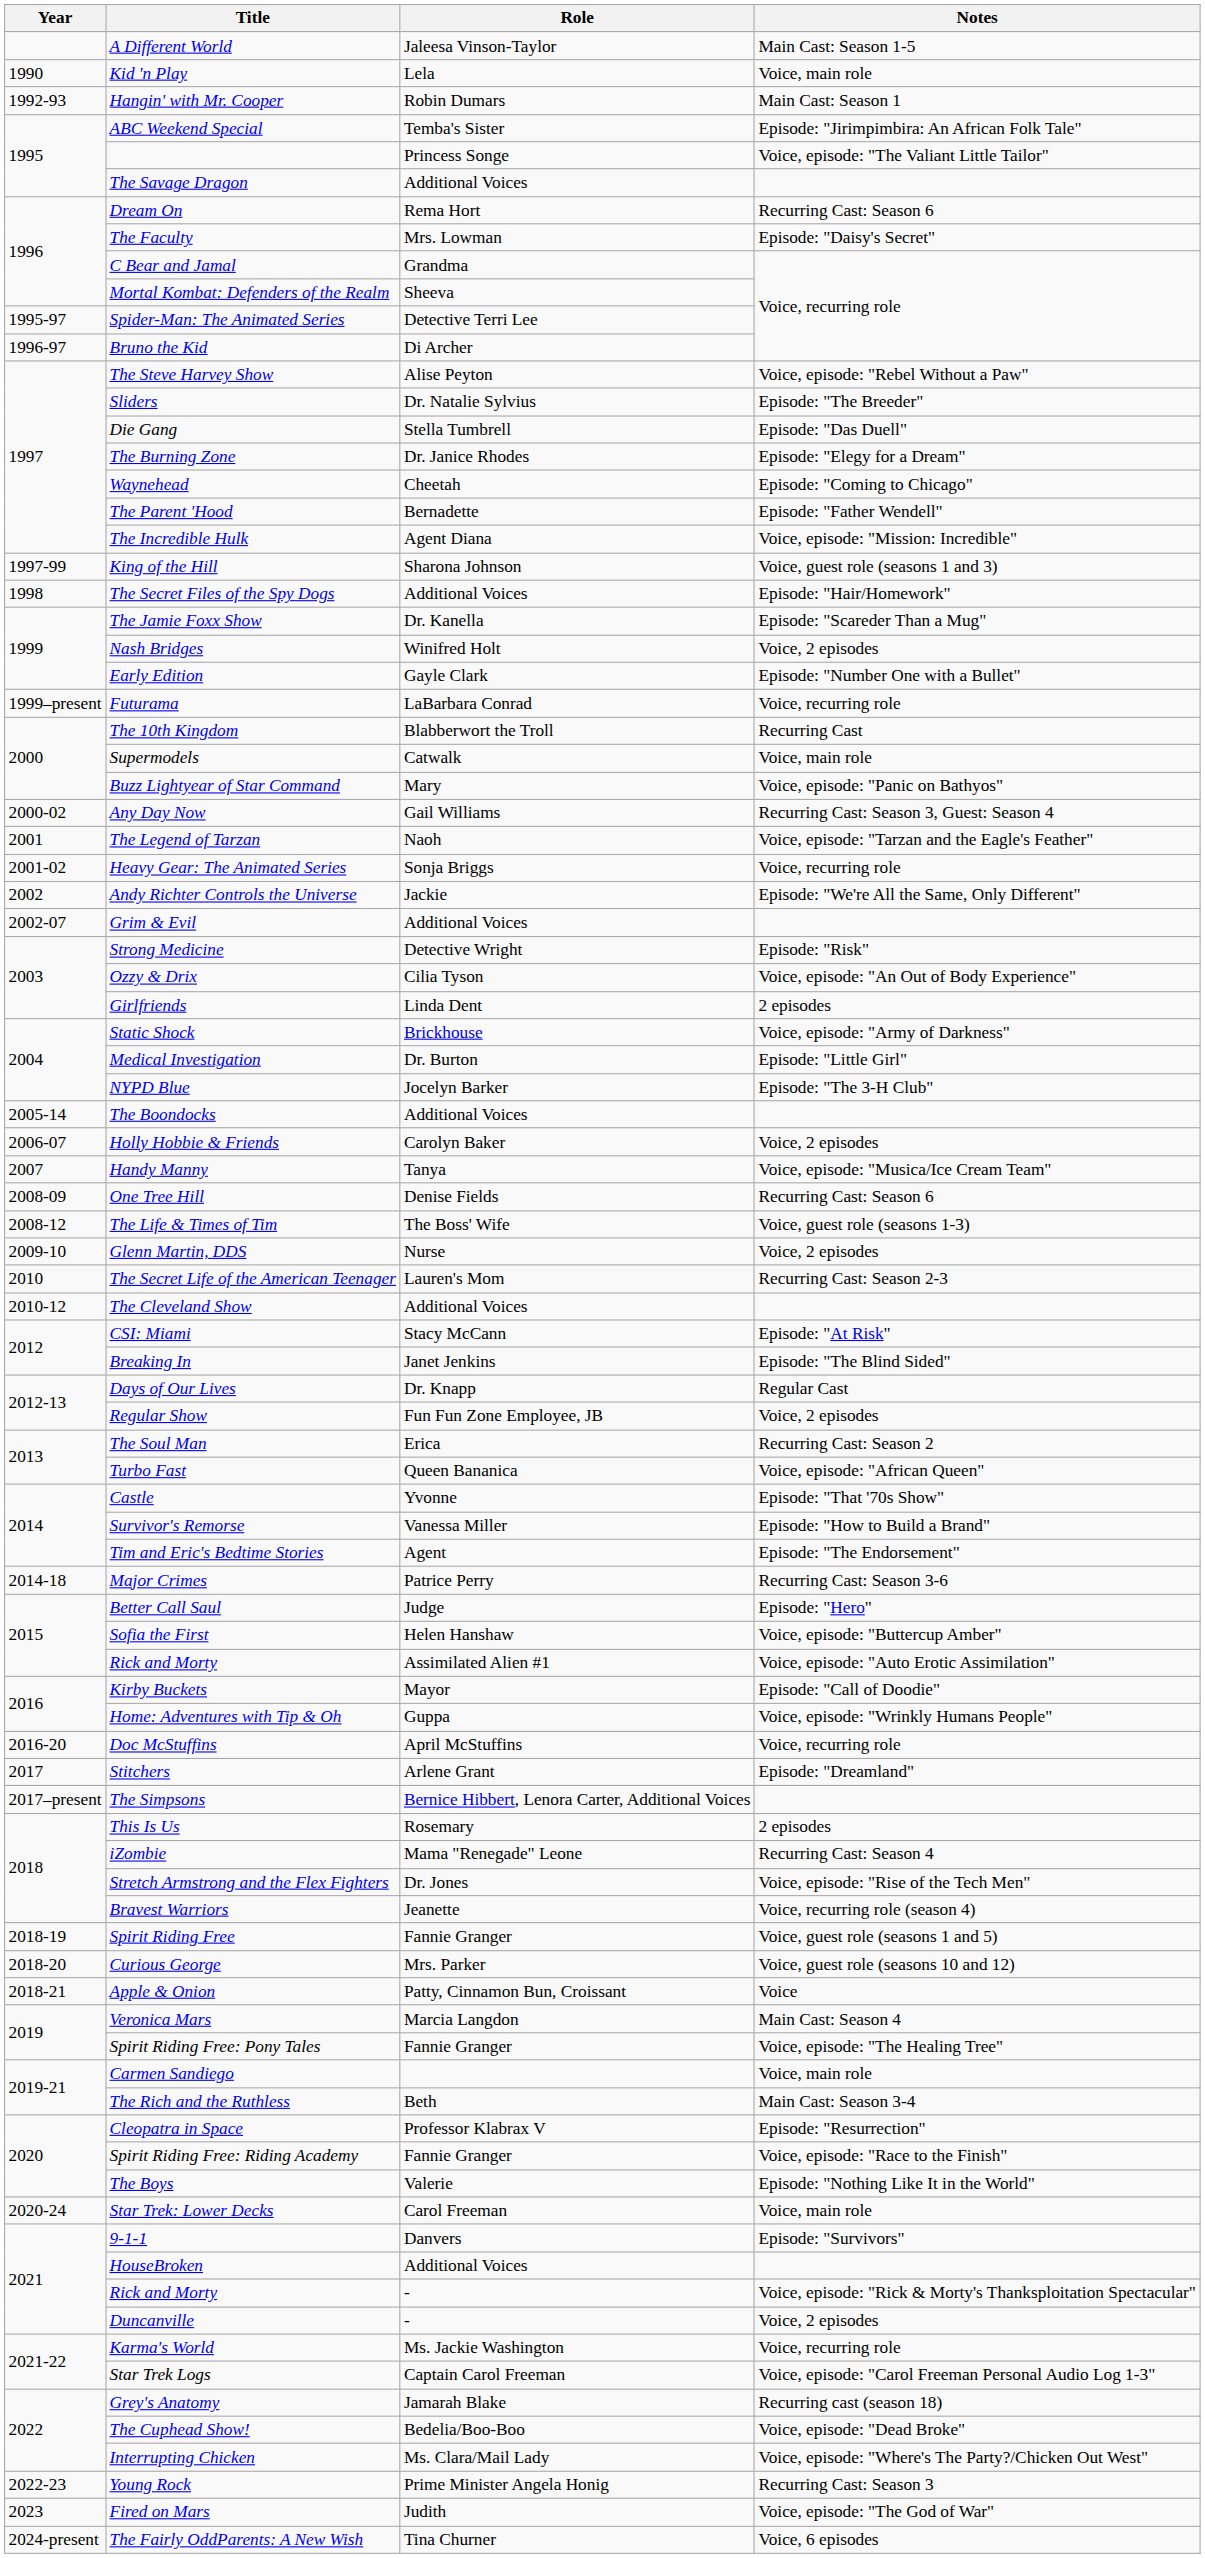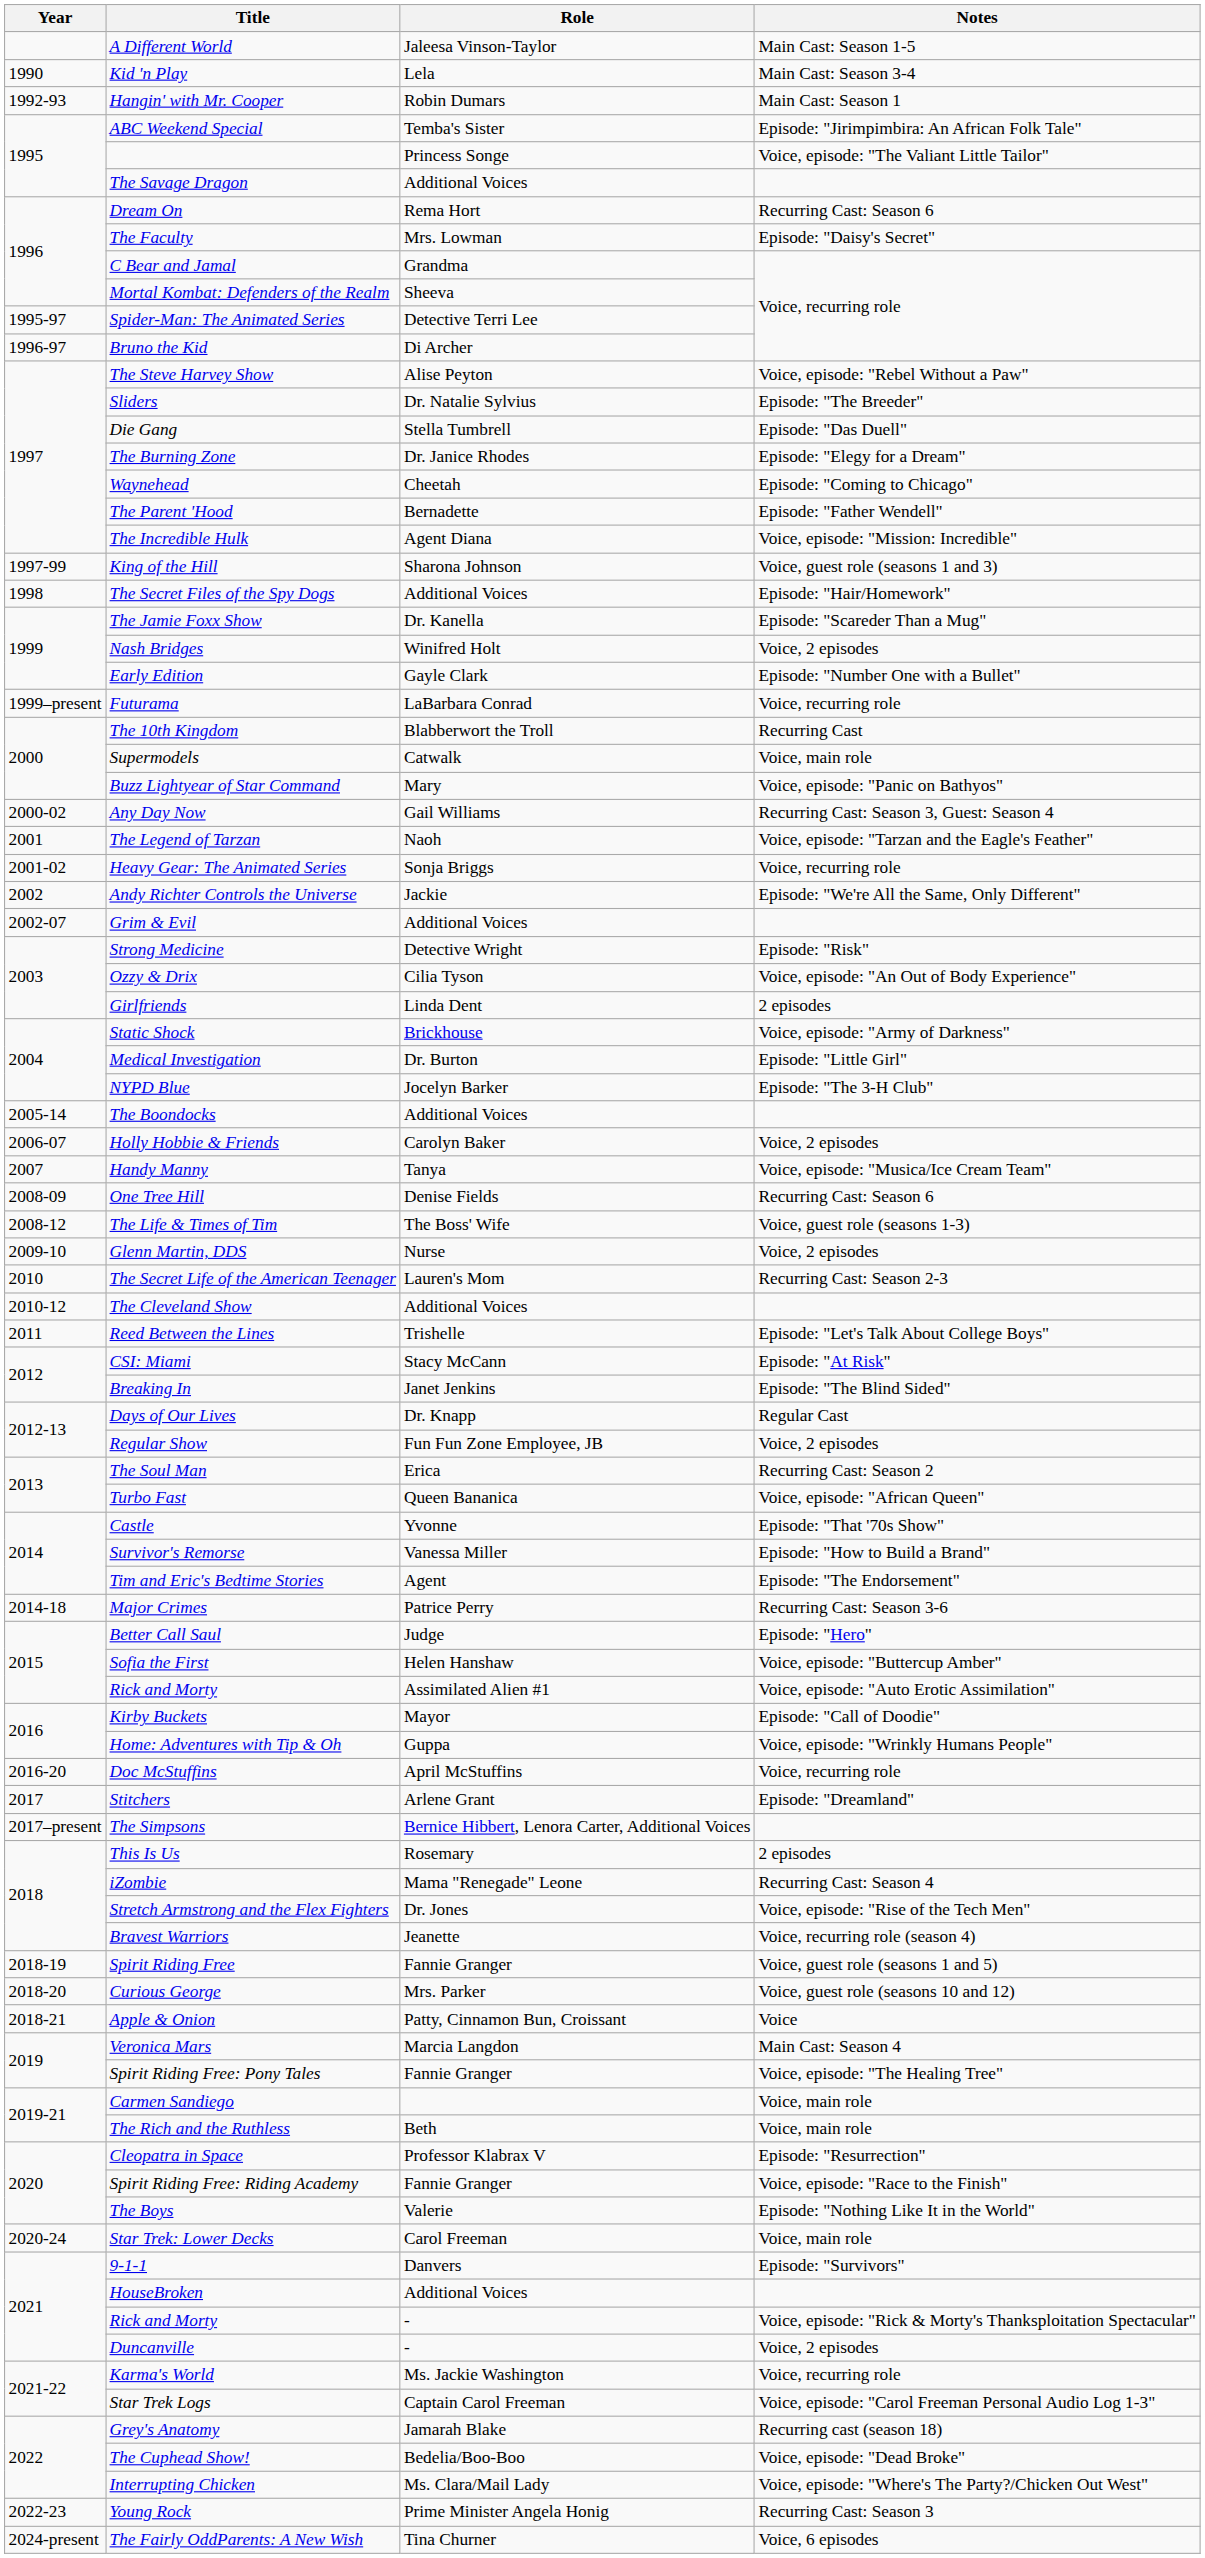(815, 73) Voice, main role -> (837, 73) Main Cast: Season 3-4
+ row: (192, 1333)
(837, 2100) Main Cast: Season 3-4 -> (815, 2128) Voice, main role
- row: (160, 2512)
